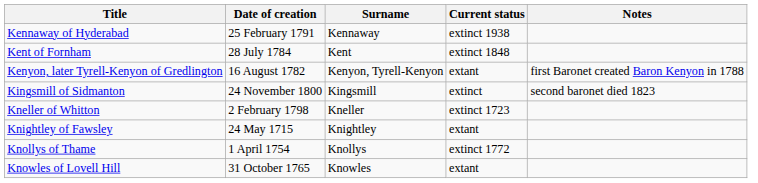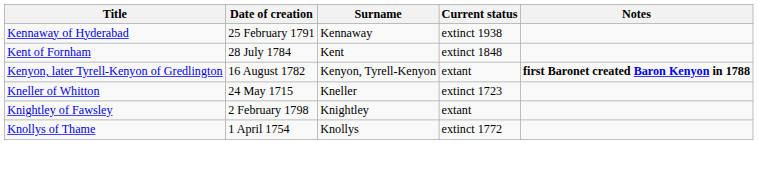(637, 71) normal -> (636, 71) bold
- row: (66, 91)
(268, 110) 2 February 1798 -> (261, 91) 24 May 1715
(261, 129) 24 May 1715 -> (268, 110) 2 February 1798
- row: (64, 168)
